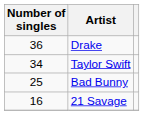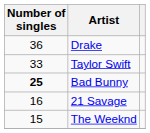(36, 63) 34 -> (36, 63) 33
(36, 82) normal -> (36, 82) bold
+ row: (104, 119)
